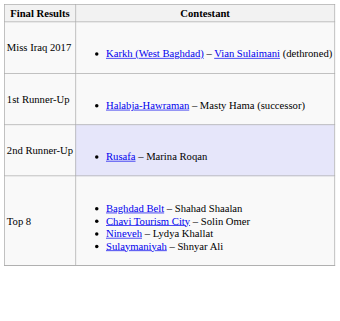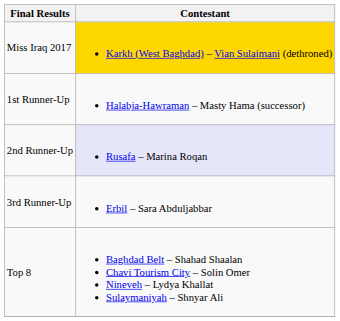(205, 54) no background -> (205, 54) gold background
+ row: (39, 202)
